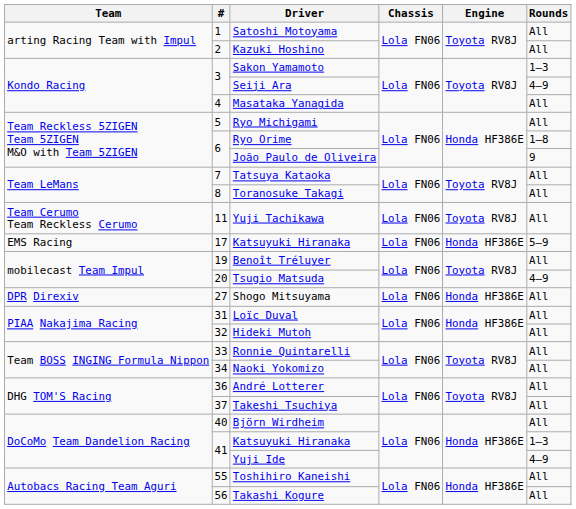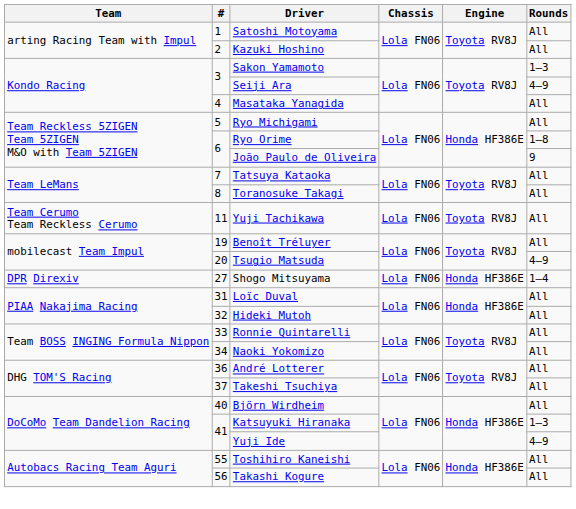- row: (221, 243)
(539, 297) All -> (539, 279) 1–4
